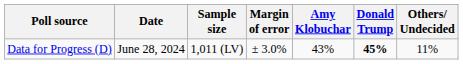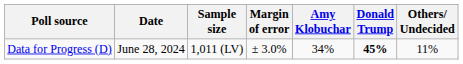(323, 49) 43% -> (323, 49) 34%
